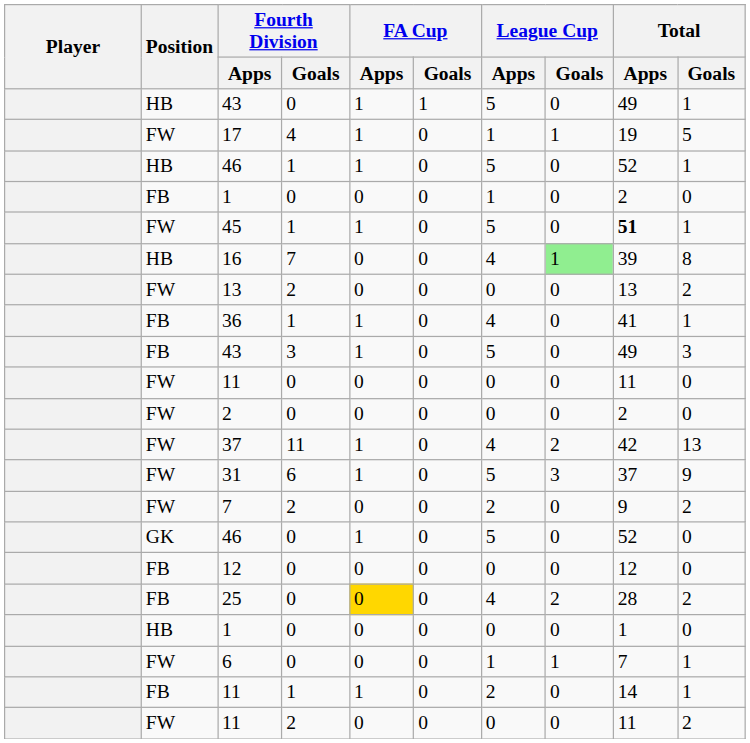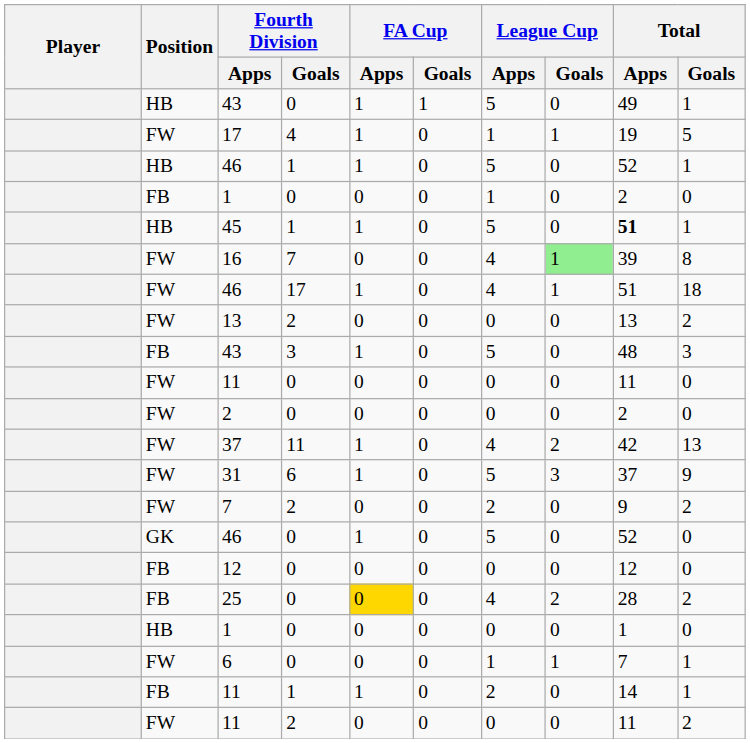(160, 227) FW -> (159, 227) HB
(159, 258) HB -> (160, 258) FW
+ row: (232, 289)
- row: (232, 320)
(627, 351) 49 -> (627, 351) 48
